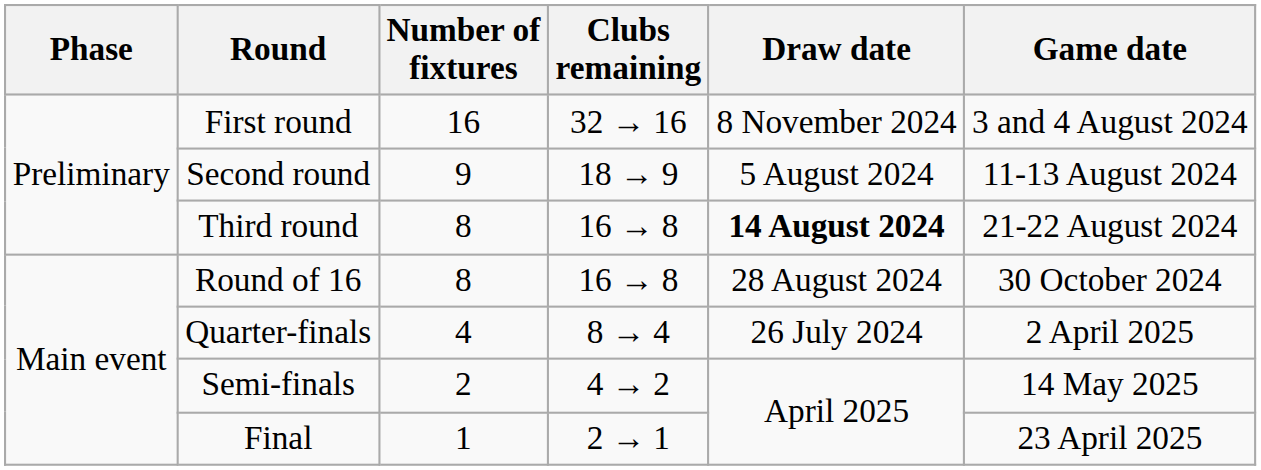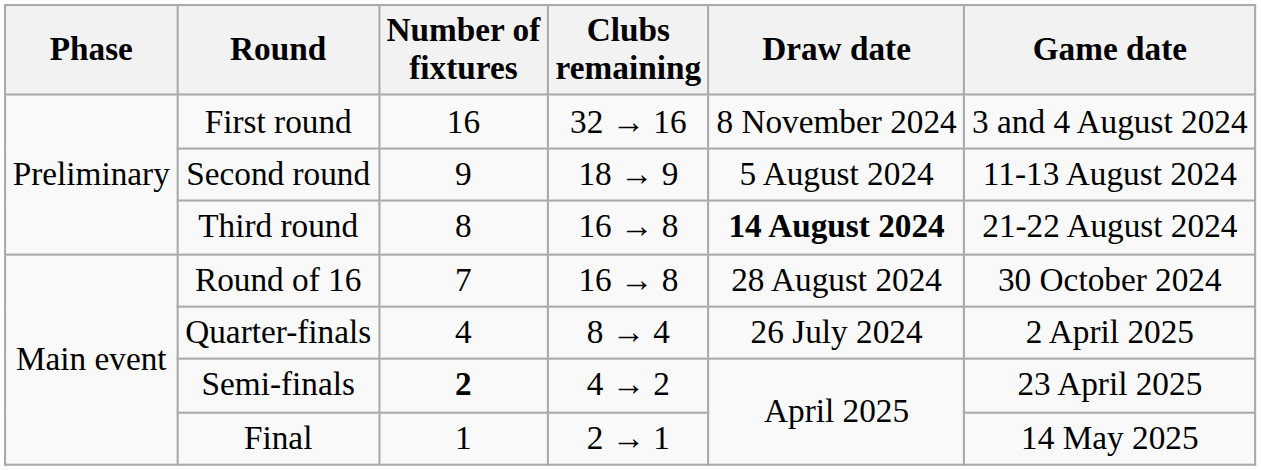(463, 279) 8 -> (463, 279) 7
(463, 385) normal -> (463, 385) bold
(1110, 385) 14 May 2025 -> (1110, 385) 23 April 2025
(1110, 437) 23 April 2025 -> (1110, 437) 14 May 2025
